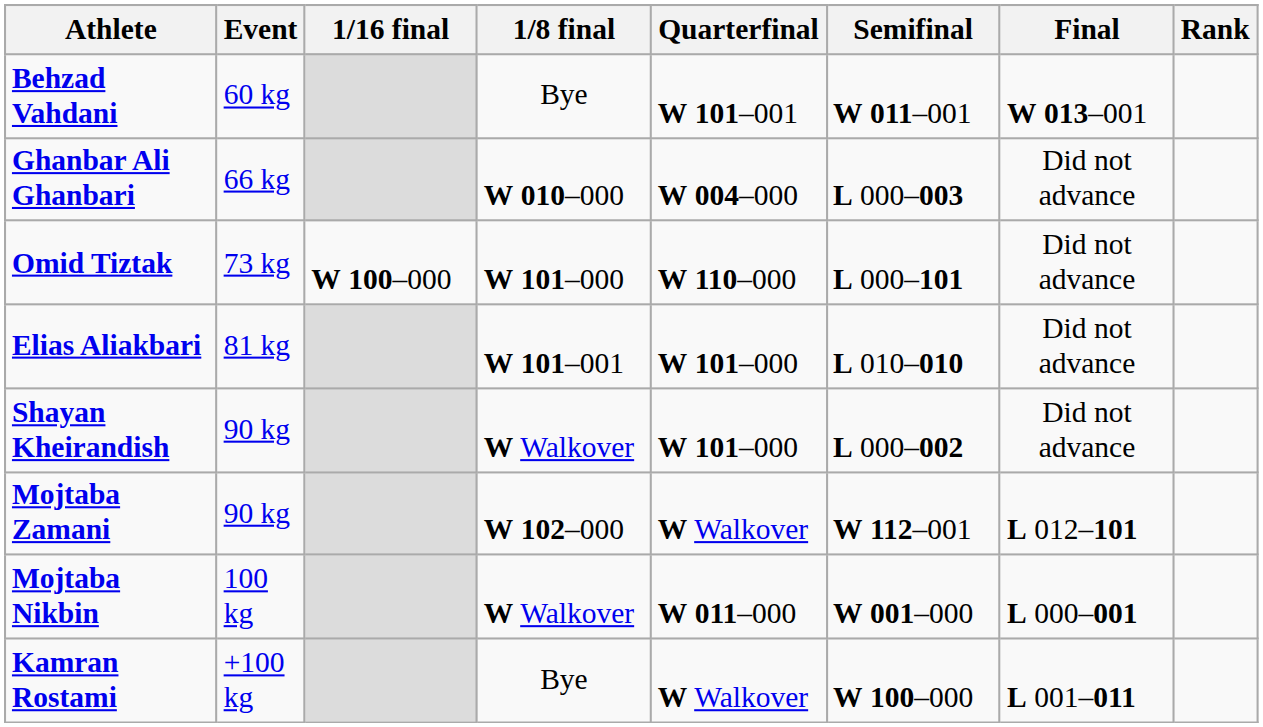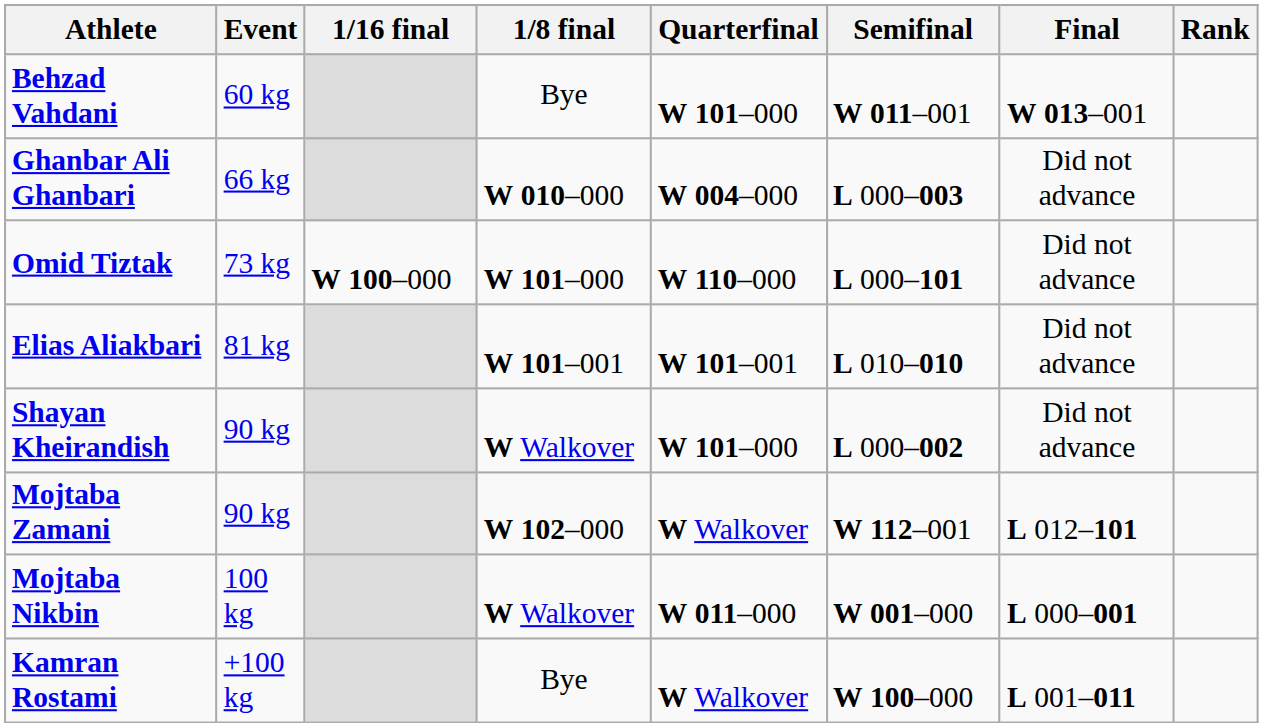(728, 112) W 101–001 -> (728, 112) W 101–000
(728, 363) W 101–000 -> (728, 363) W 101–001
